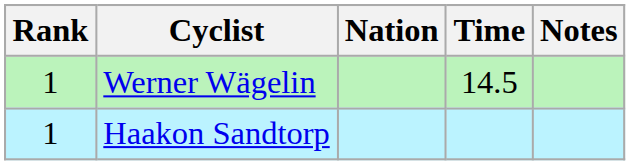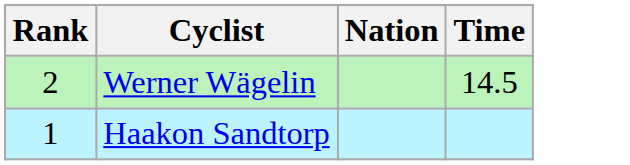- column: (579, 30)
(50, 81) 1 -> (50, 81) 2
